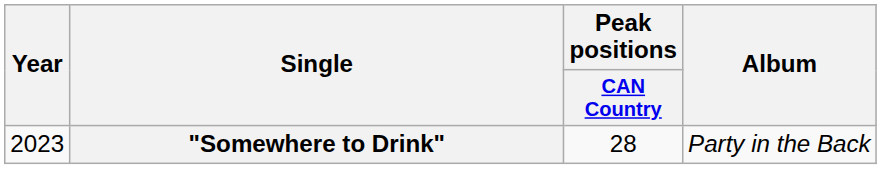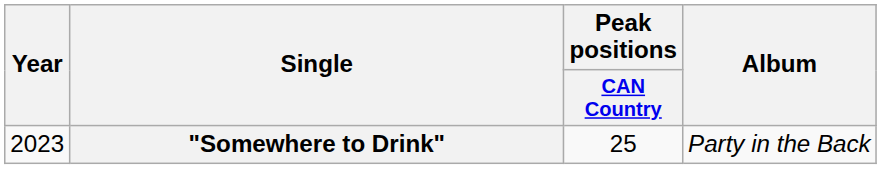(623, 143) 28 -> (623, 143) 25
